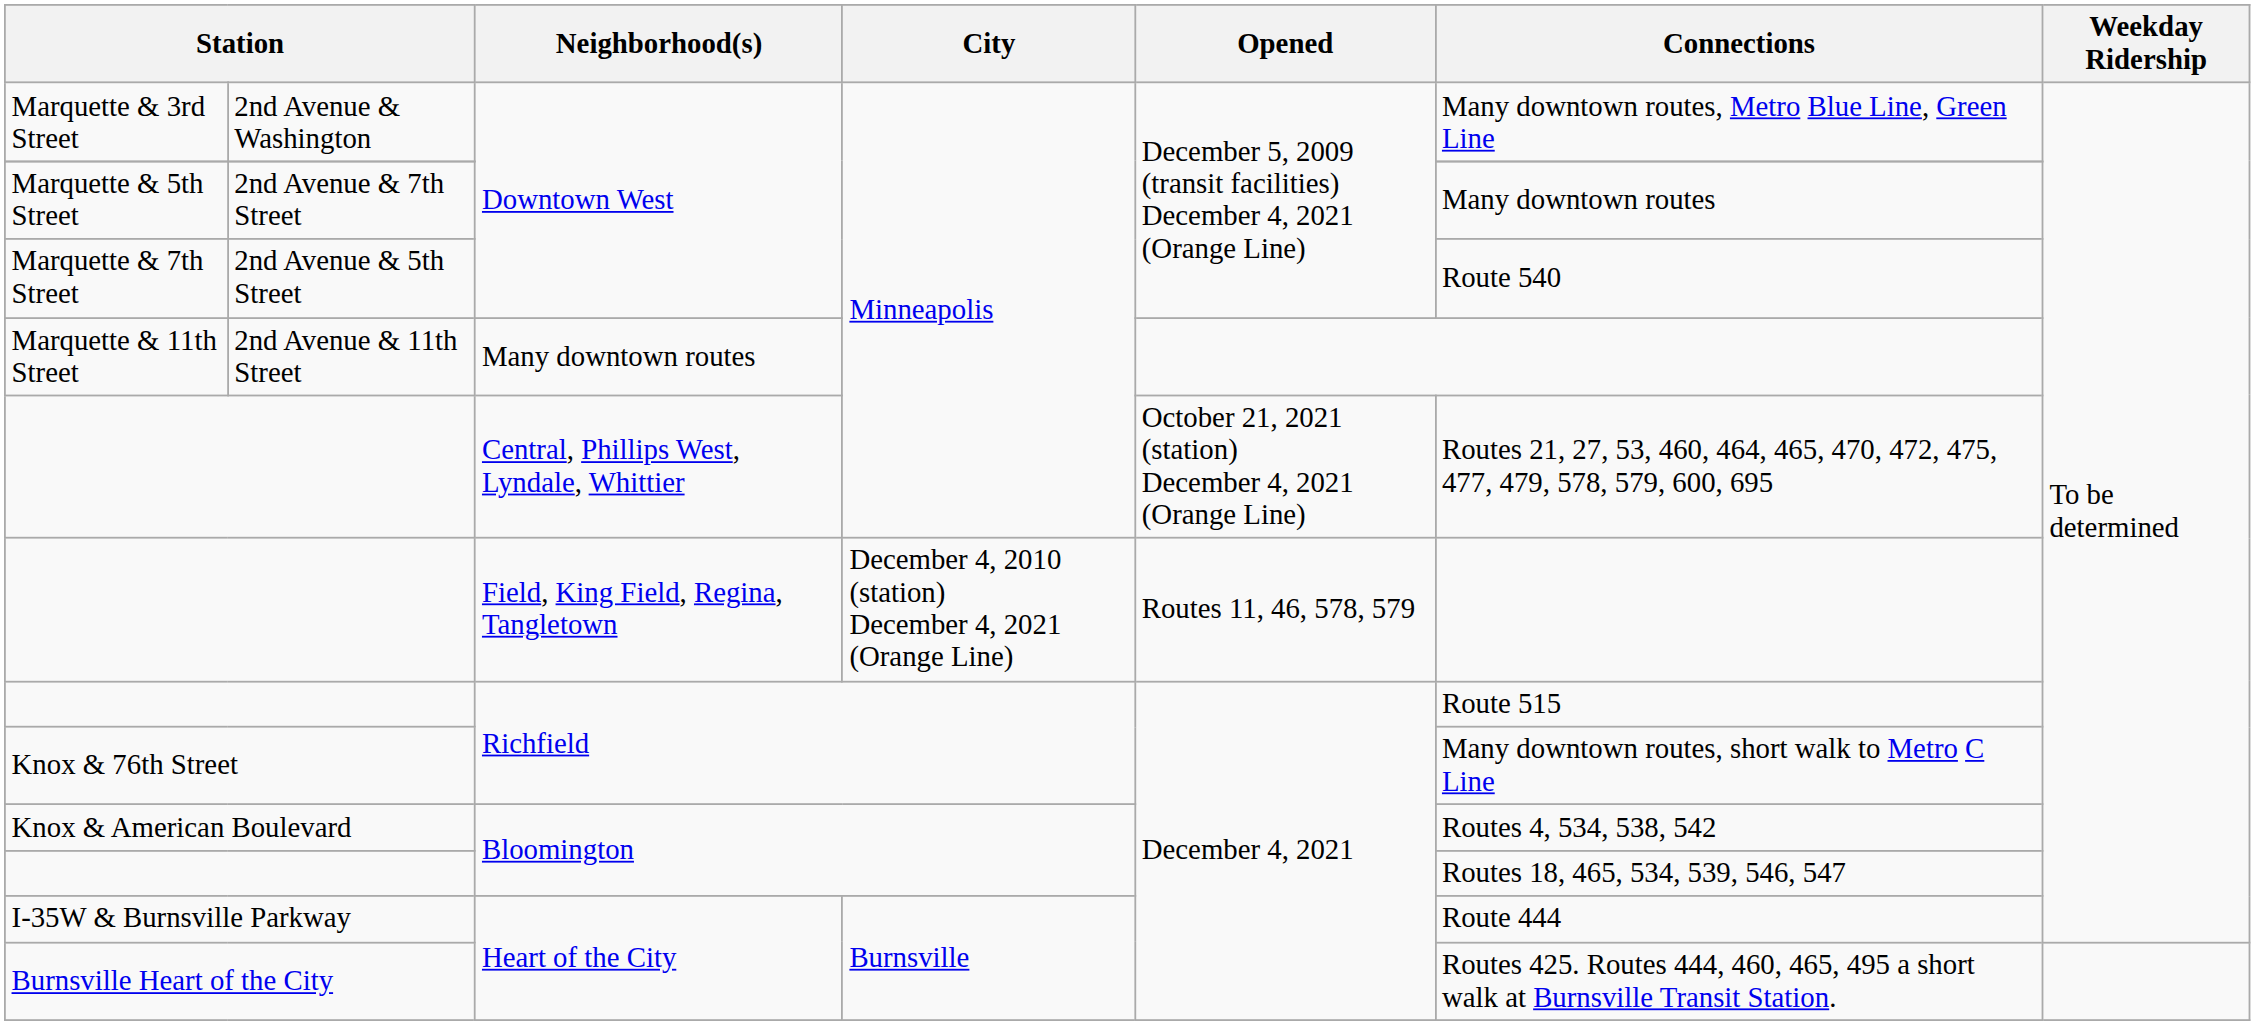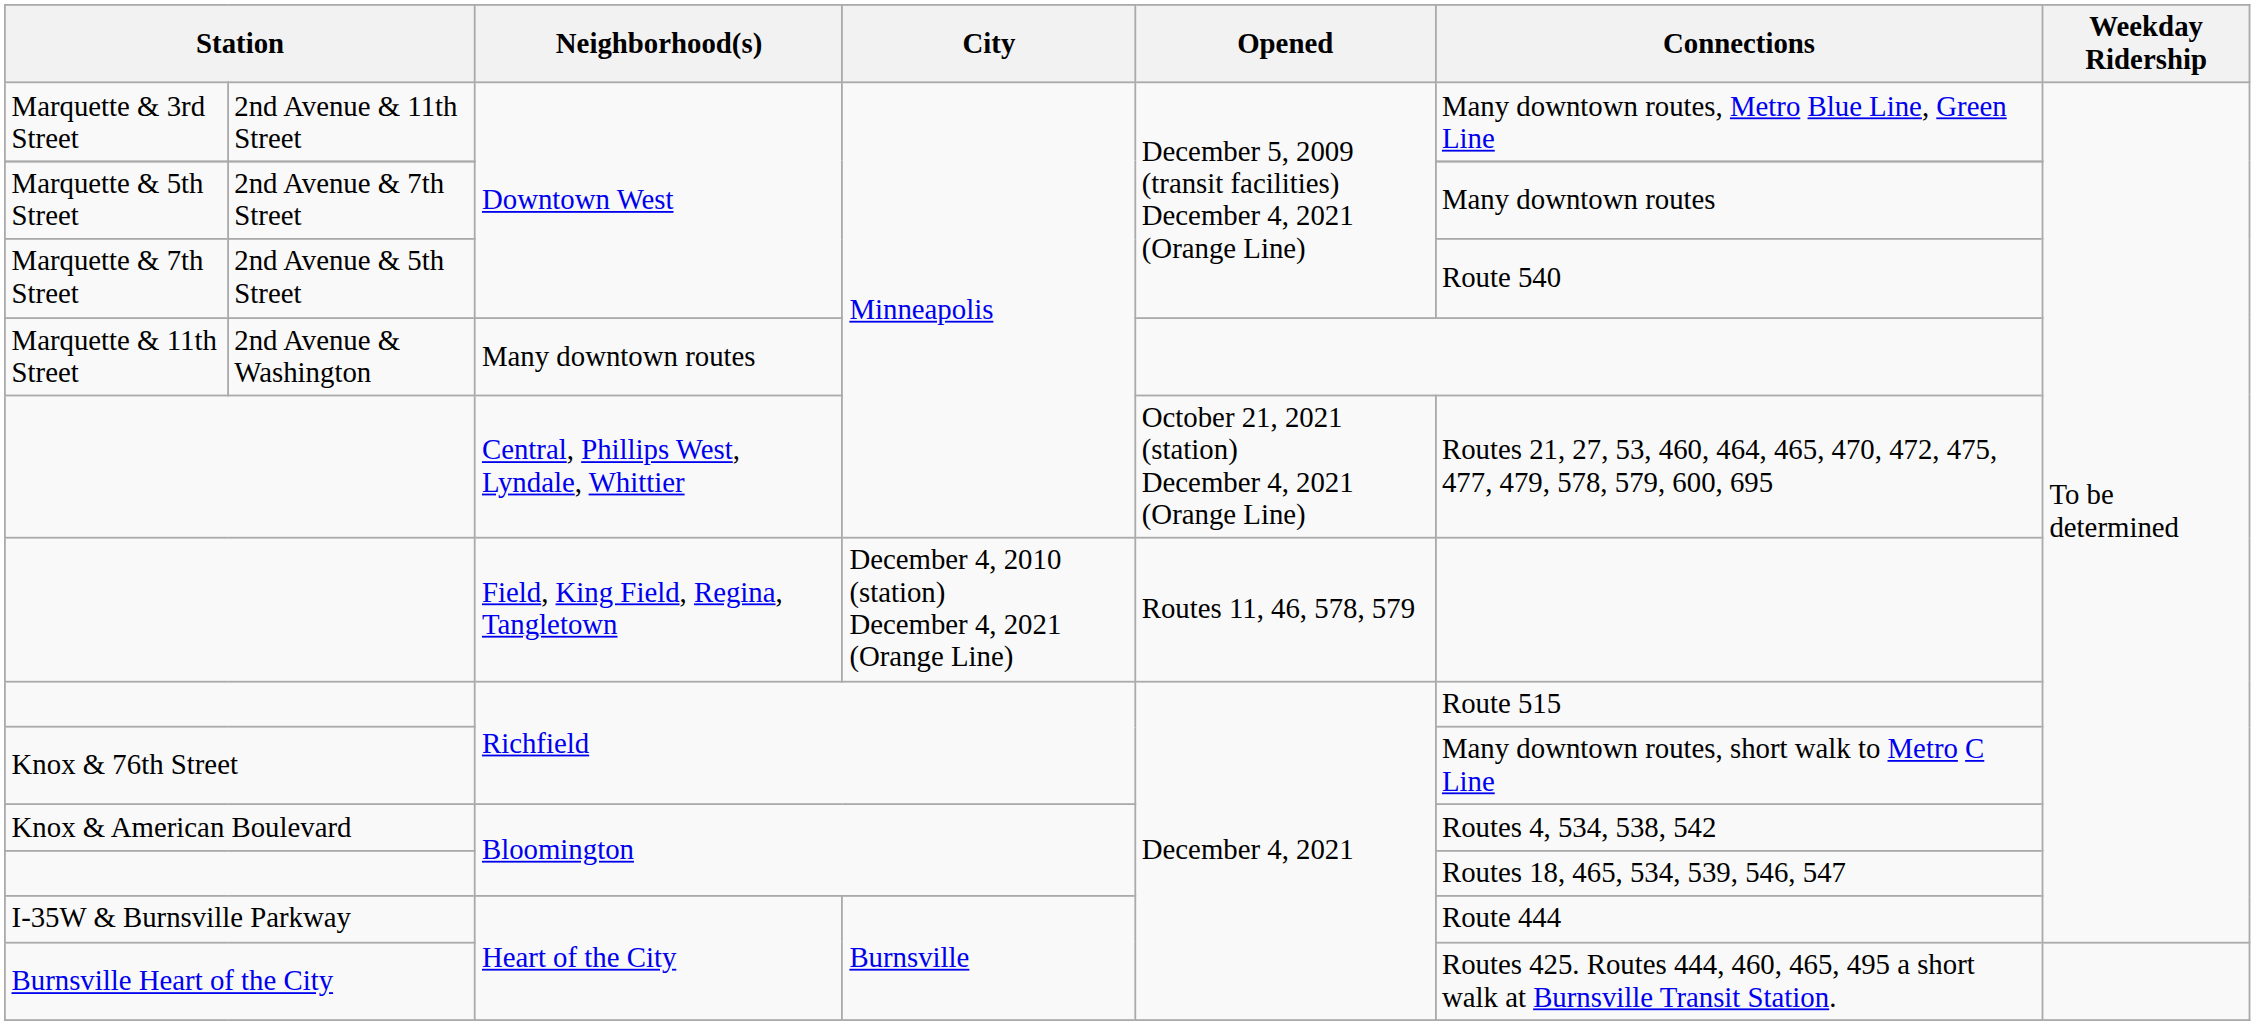(317, 121) 2nd Avenue & Washington -> (346, 121) 2nd Avenue & 11th Street
(346, 355) 2nd Avenue & 11th Street -> (317, 355) 2nd Avenue & Washington
